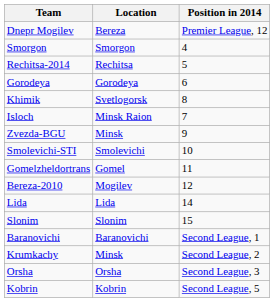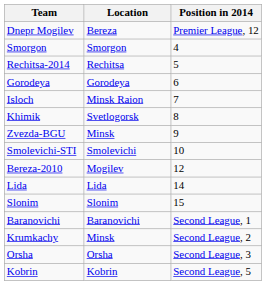rows swapped: (20, 116) <-> (23, 99)
- row: (49, 168)
